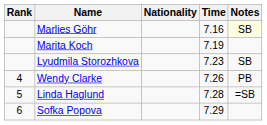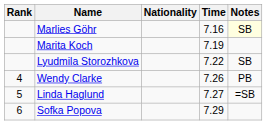(214, 62) 7.23 -> (214, 62) 7.22
(214, 95) 7.28 -> (214, 95) 7.27
